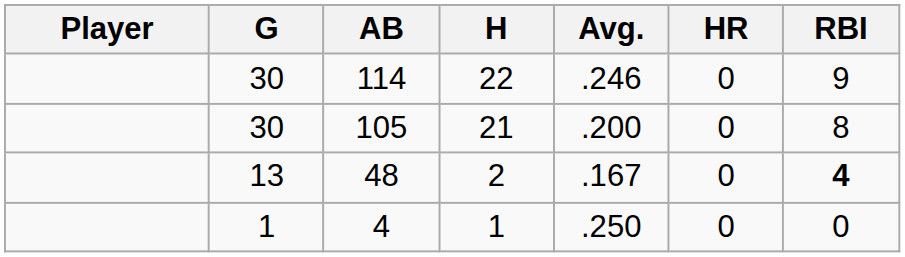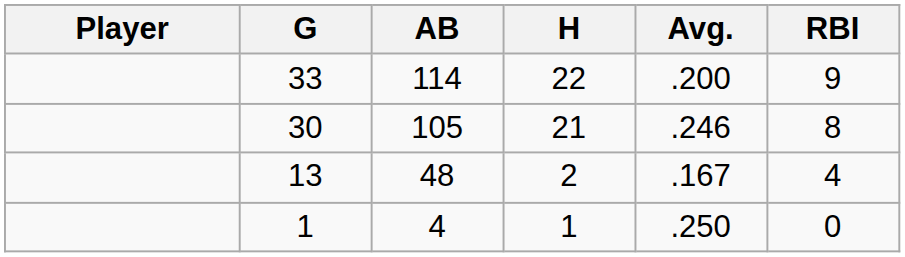- column: (726, 29)
(267, 78) 30 -> (305, 78) 33
(611, 78) .246 -> (701, 78) .200
(611, 127) .200 -> (701, 127) .246
(841, 176) bold -> (833, 176) normal
